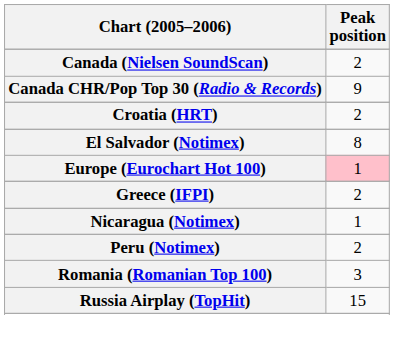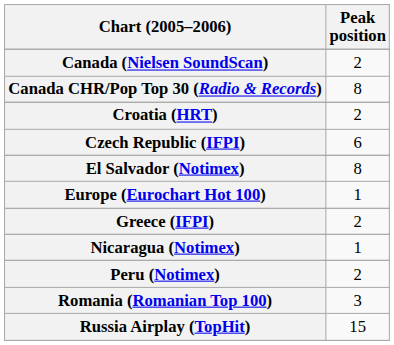(358, 89) 9 -> (358, 89) 8
+ row: (165, 141)
(358, 168) pink background -> (358, 194) no background
